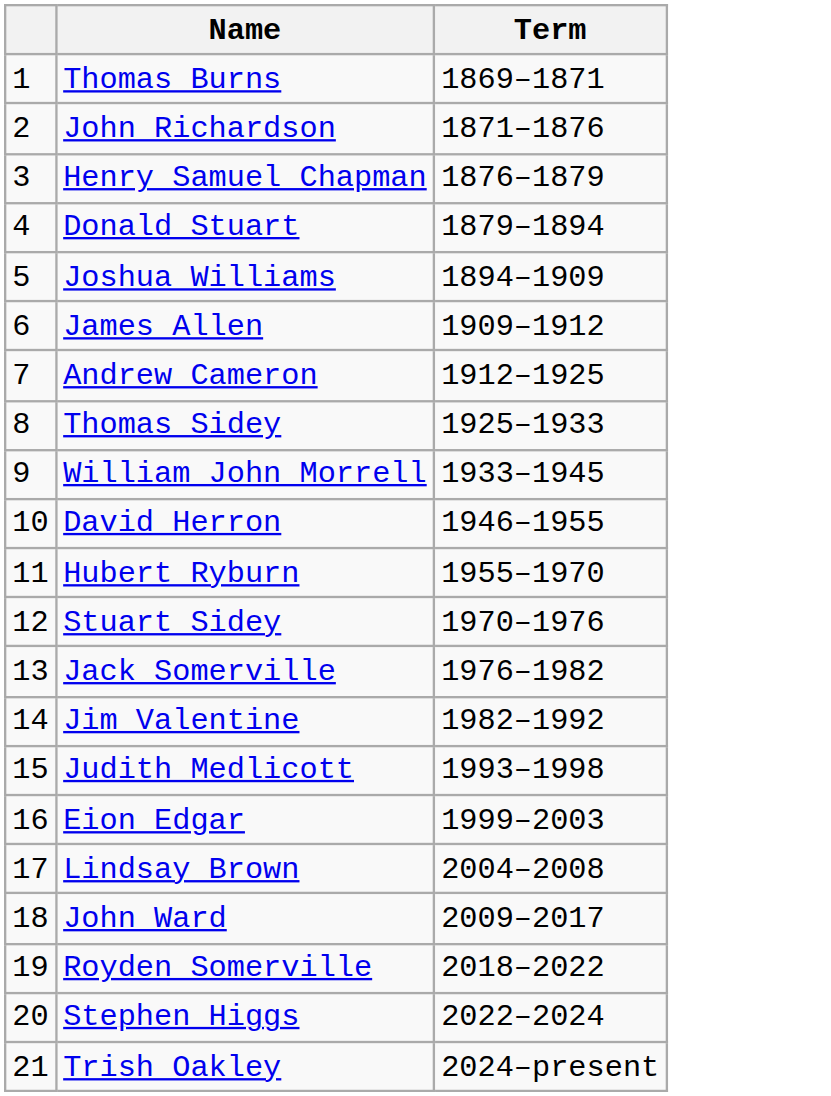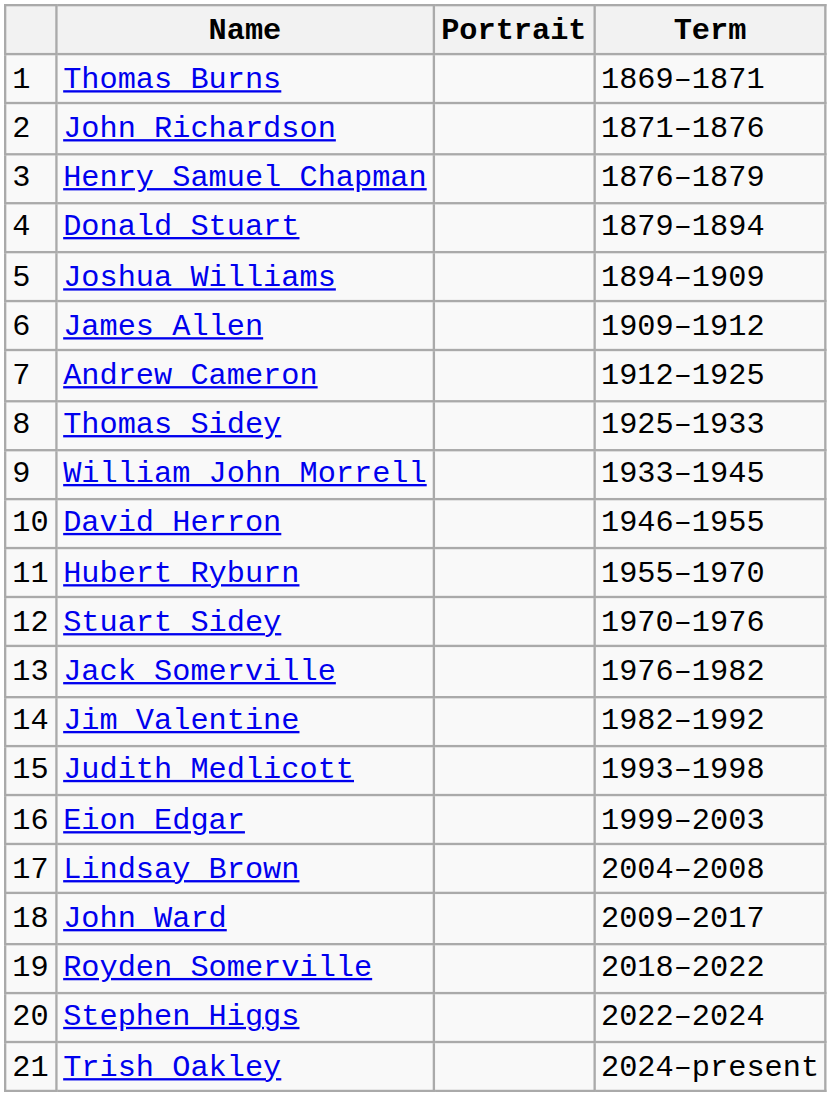+ column: (514, 30)
